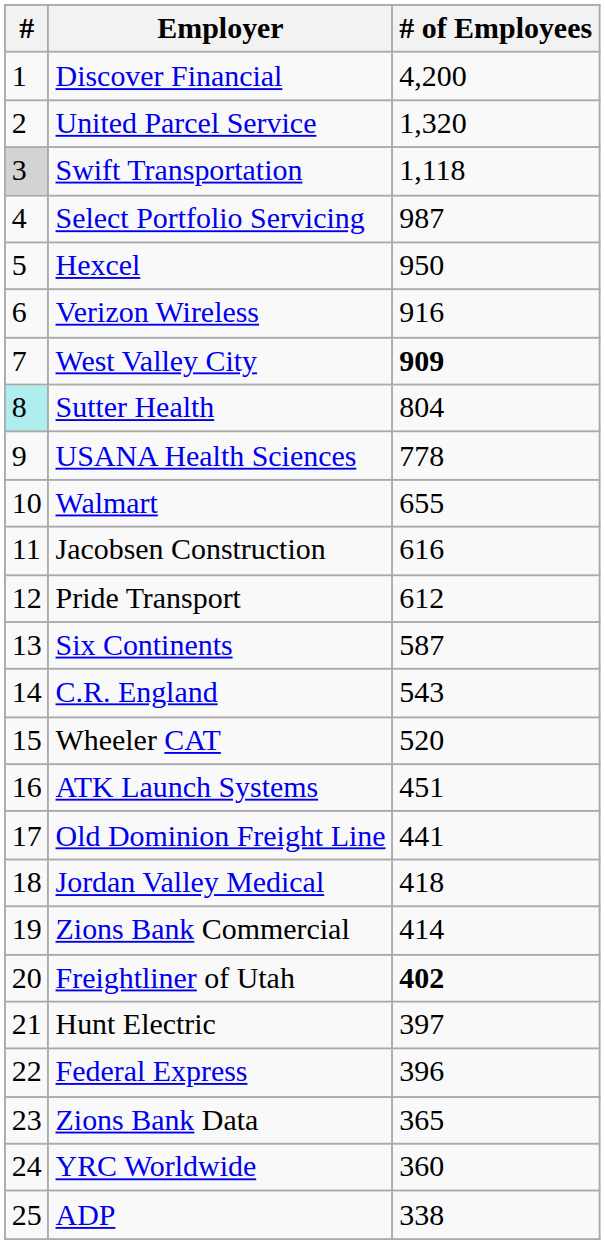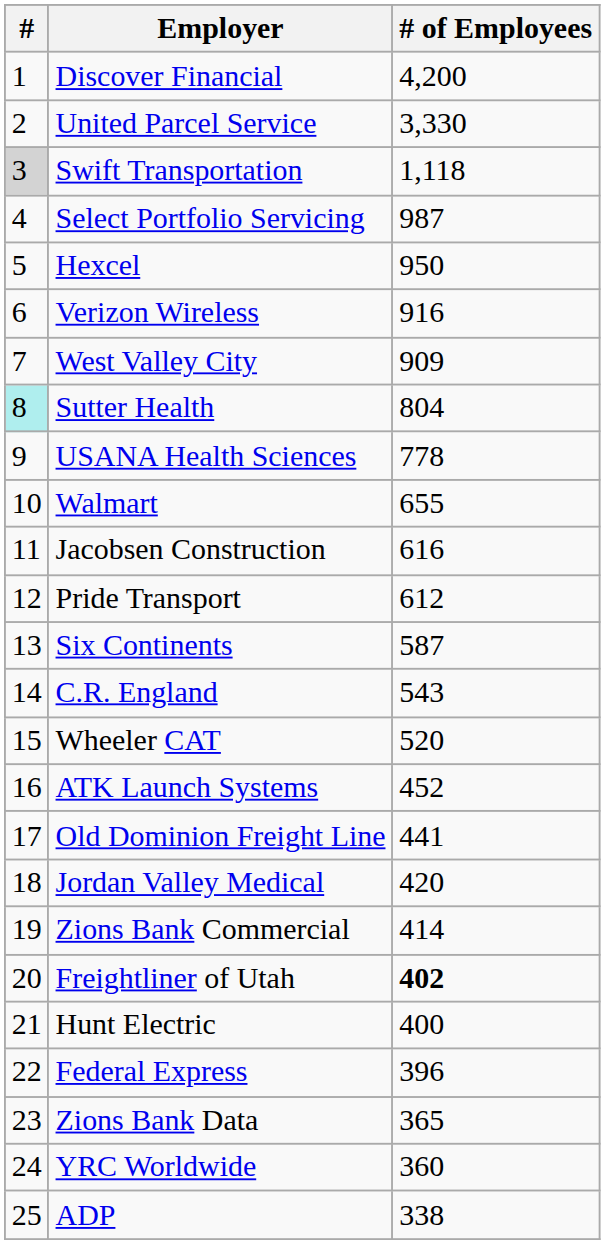(433, 123) 1,320 -> (433, 123) 3,330
(422, 360) bold -> (422, 360) normal
(422, 787) 451 -> (422, 787) 452
(422, 882) 418 -> (422, 882) 420
(422, 1024) 397 -> (422, 1024) 400
